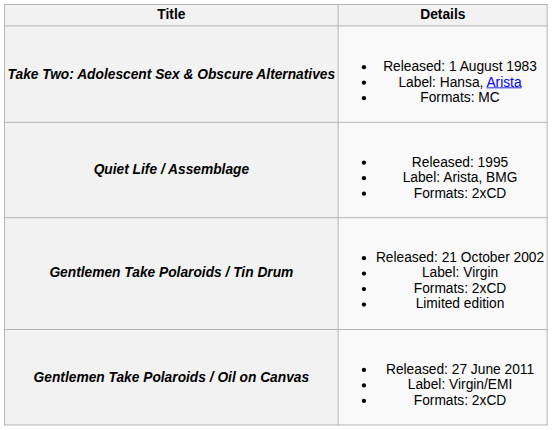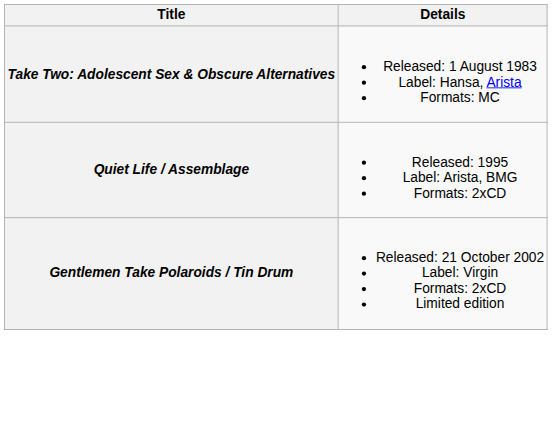- row: (171, 377)
